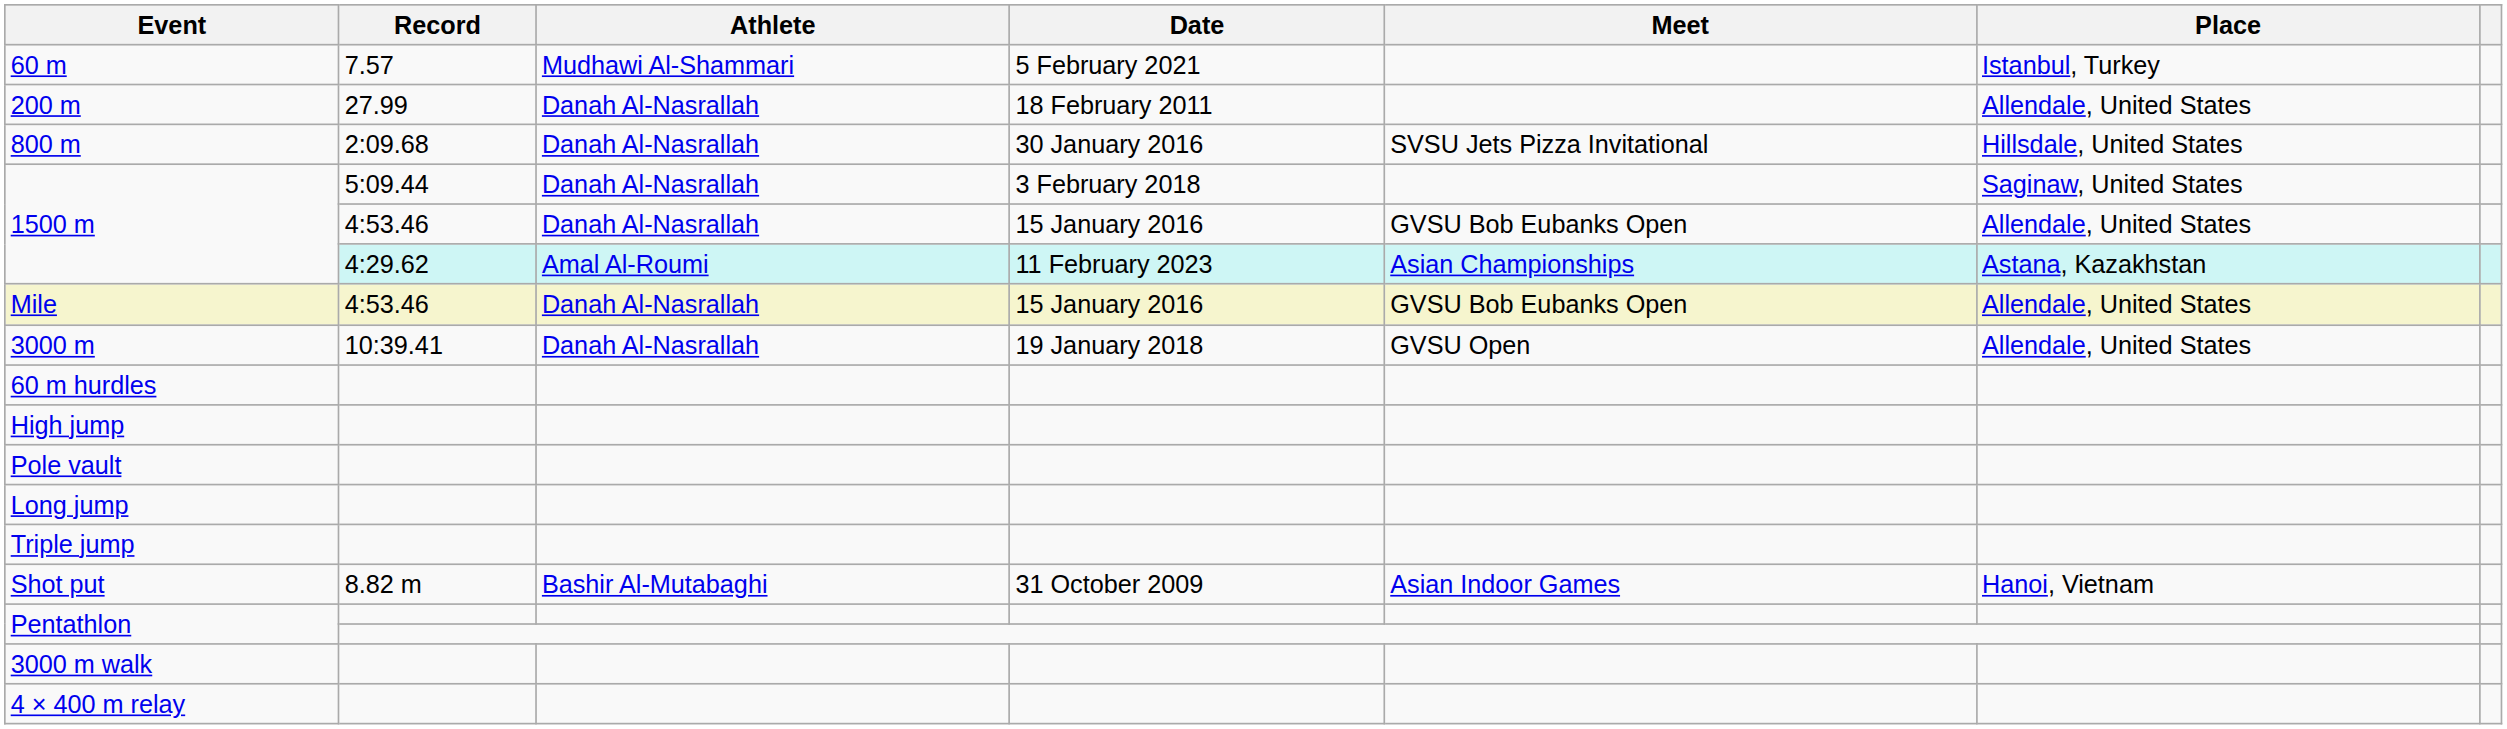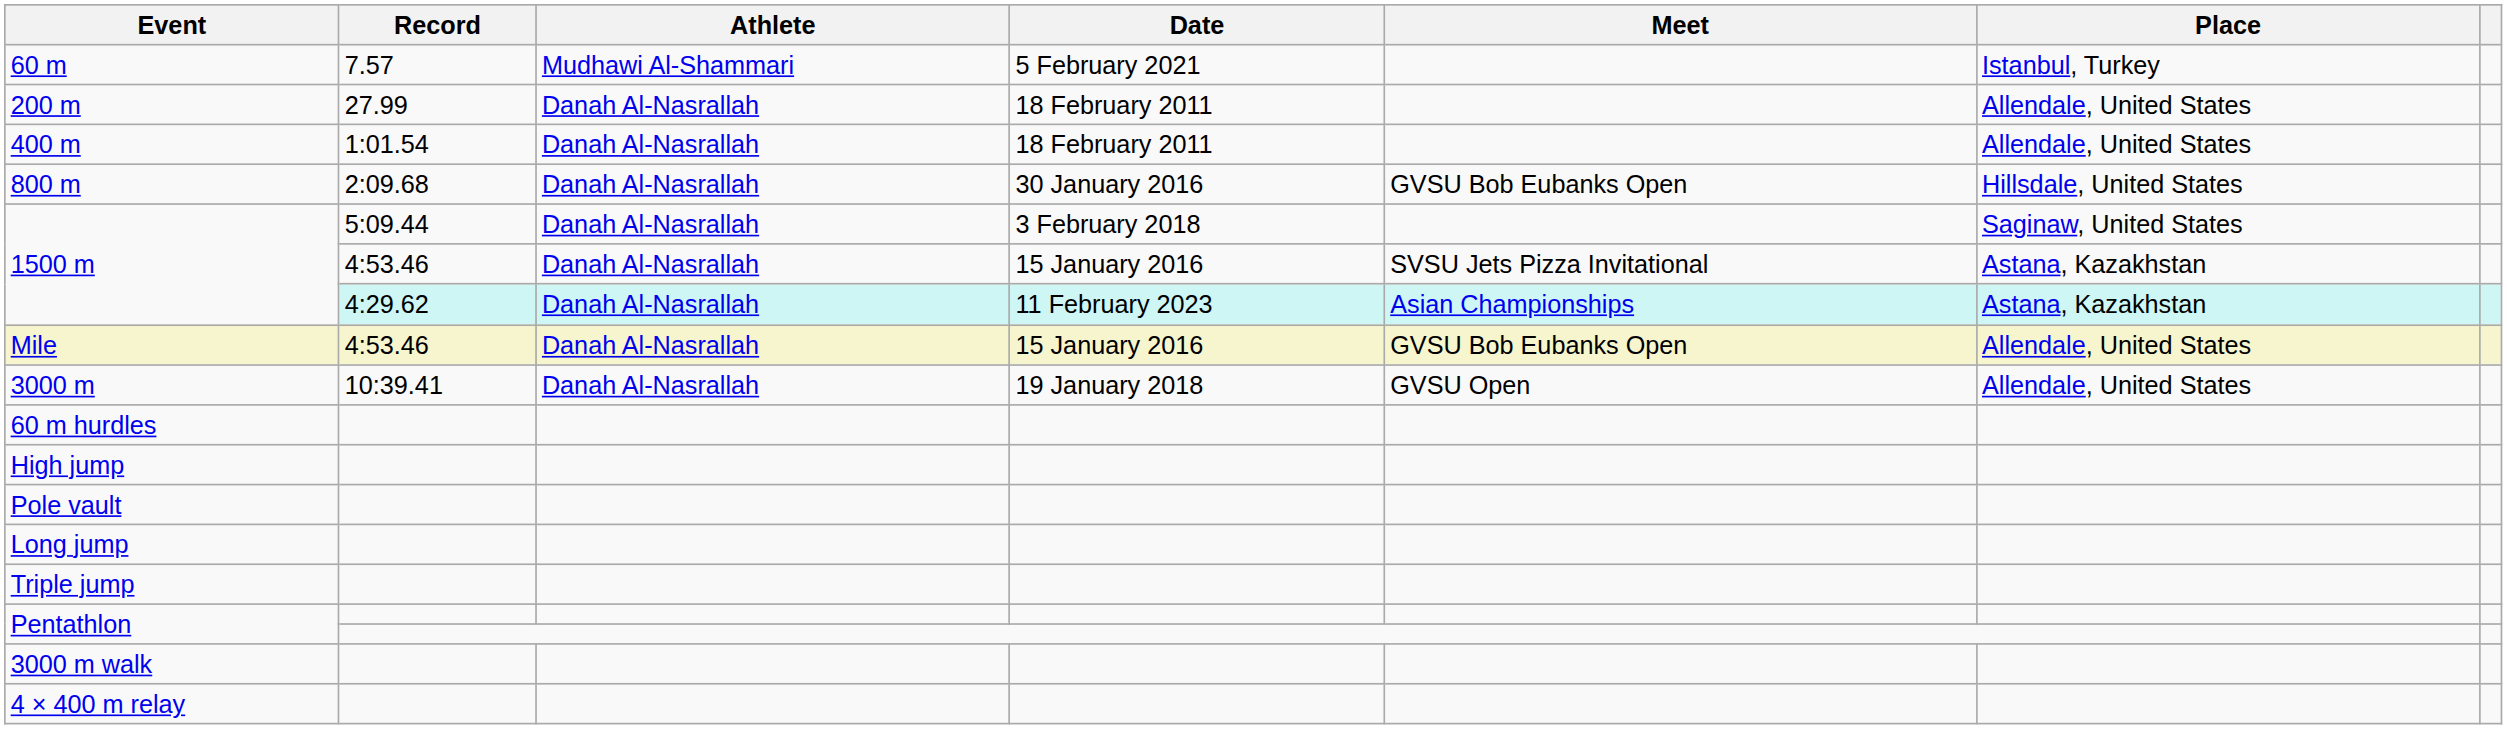+ row: (46, 145)
(1549, 145) SVSU Jets Pizza Invitational -> (1539, 185) GVSU Bob Eubanks Open
(1539, 225) GVSU Bob Eubanks Open -> (1549, 265) SVSU Jets Pizza Invitational
(2117, 225) Allendale, United States -> (2094, 265) Astana, Kazakhstan
(625, 265) Amal Al-Roumi -> (651, 305) Danah Al-Nasrallah
- row: (58, 584)
